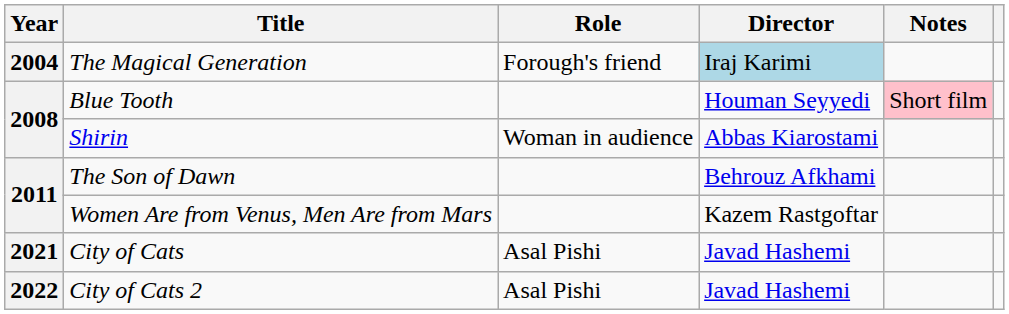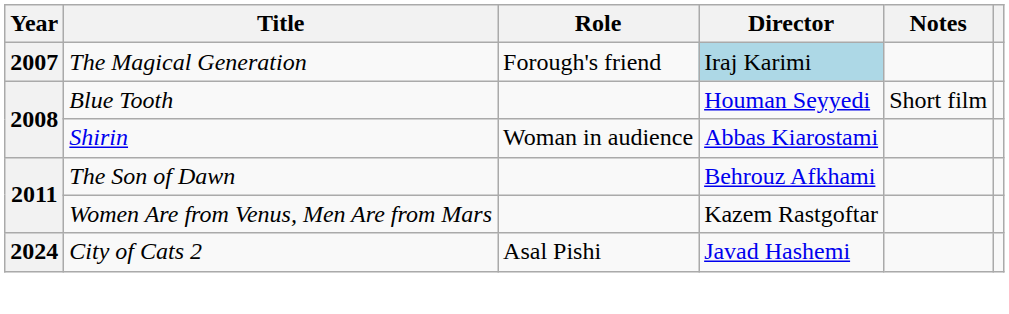(34, 61) 2004 -> (34, 61) 2007
(938, 99) pink background -> (938, 99) no background
- row: (127, 251)
(34, 289) 2022 -> (34, 251) 2024
